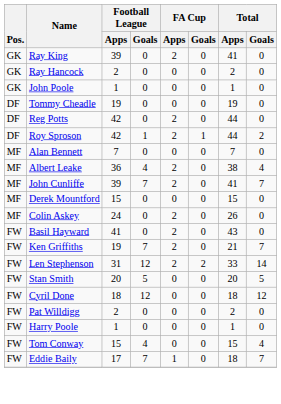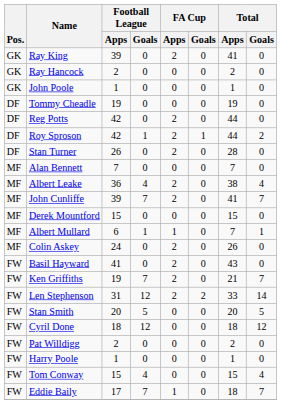+ row: (53, 151)
+ row: (59, 231)
